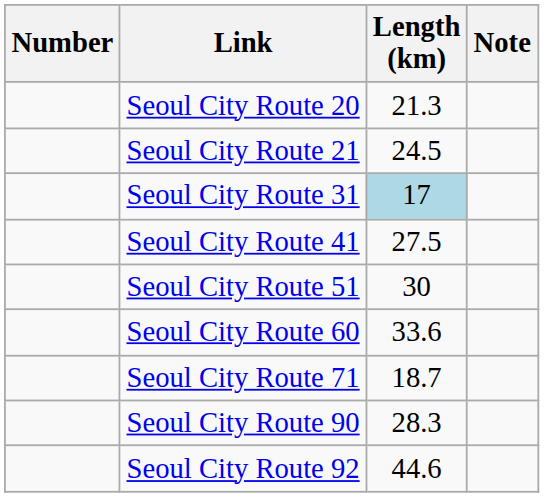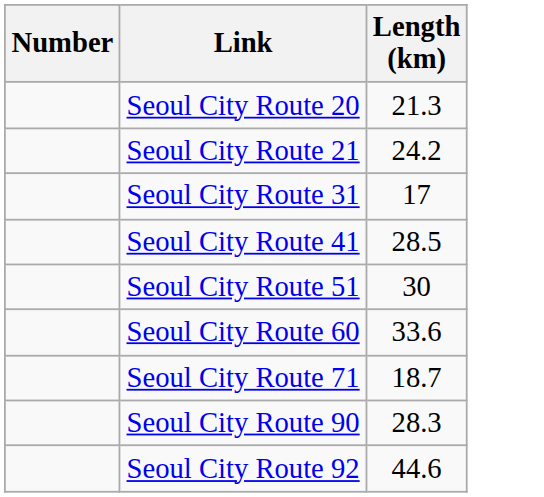- column: (502, 43)
(417, 150) 24.5 -> (417, 150) 24.2
(417, 195) lightblue background -> (417, 195) no background
(417, 241) 27.5 -> (417, 241) 28.5
